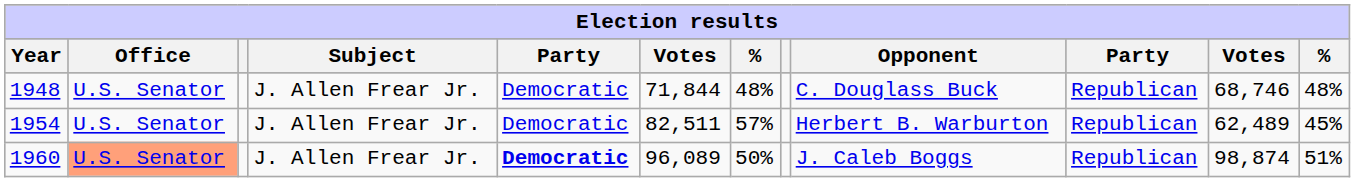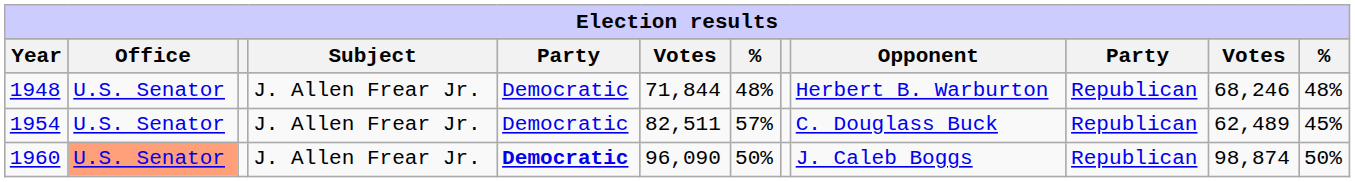(897, 91) C. Douglass Buck -> (922, 91) Herbert B. Warburton
(1252, 91) 68,746 -> (1252, 91) 68,246
(922, 125) Herbert B. Warburton -> (897, 125) C. Douglass Buck
(683, 159) 96,089 -> (683, 159) 96,090
(1323, 159) 51% -> (1323, 159) 50%
